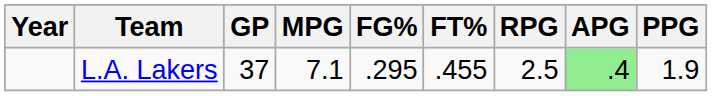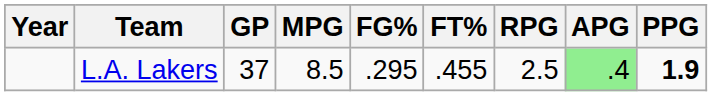(325, 69) 7.1 -> (325, 69) 8.5
(681, 69) normal -> (681, 69) bold
